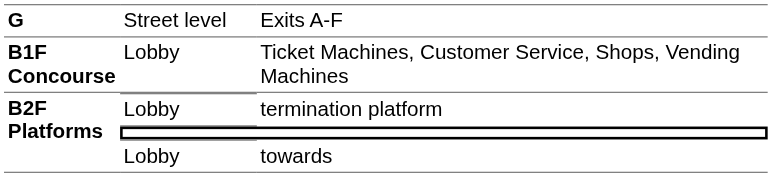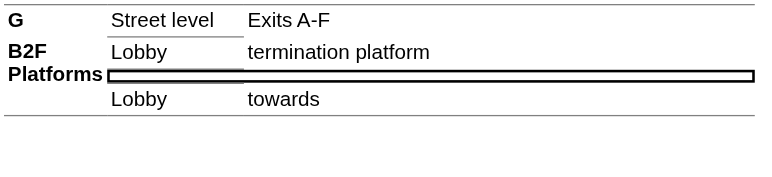- row: (500, 64)
